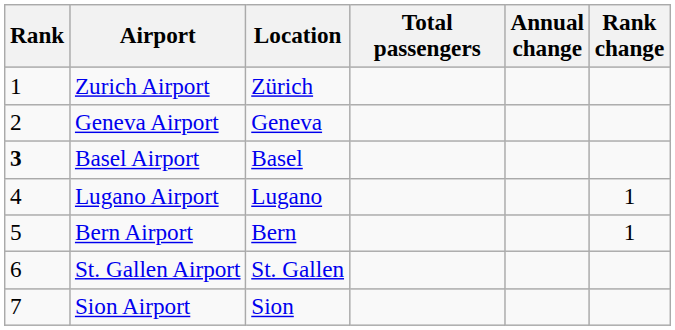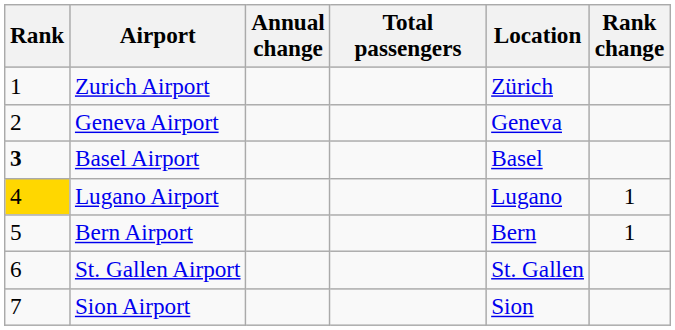columns swapped: (298, 35) <-> (547, 35)
(16, 196) no background -> (16, 196) gold background
